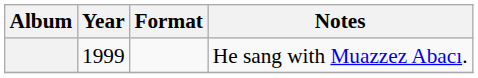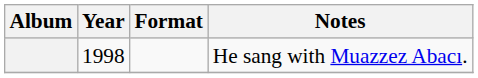(103, 55) 1999 -> (103, 55) 1998
